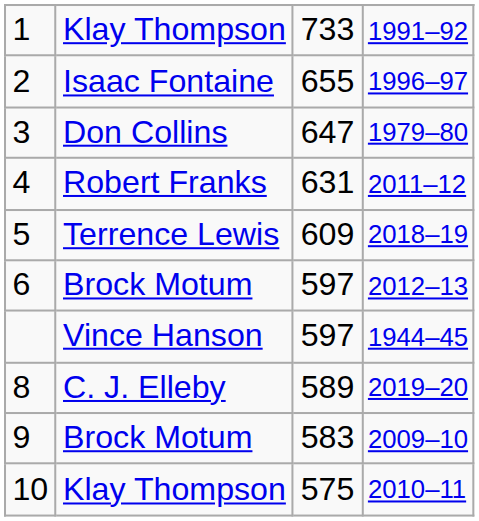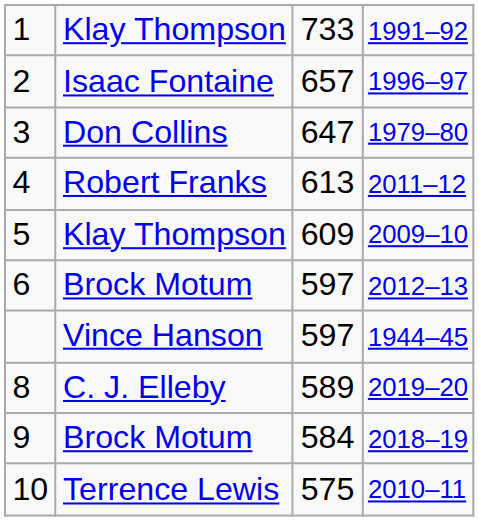(328, 81) 655 -> (328, 81) 657
(328, 183) 631 -> (328, 183) 613
(171, 234) Terrence Lewis -> (174, 234) Klay Thompson
(418, 235) 2018–19 -> (418, 235) 2009–10
(328, 438) 583 -> (328, 438) 584
(418, 439) 2009–10 -> (418, 439) 2018–19
(174, 489) Klay Thompson -> (171, 489) Terrence Lewis
